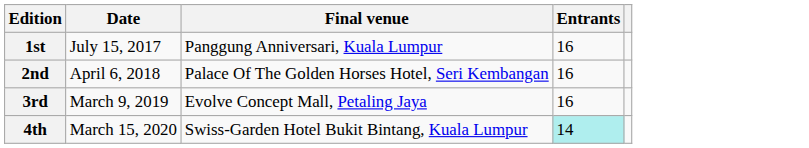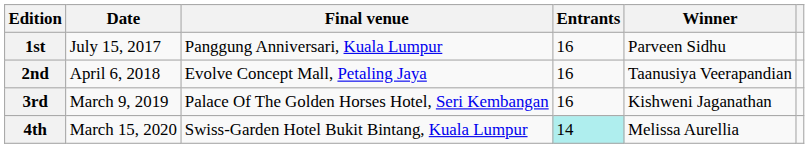+ column: (710, 18)
(367, 74) Palace Of The Golden Horses Hotel, Seri Kembangan -> (306, 74) Evolve Concept Mall, Petaling Jaya
(306, 102) Evolve Concept Mall, Petaling Jaya -> (367, 102) Palace Of The Golden Horses Hotel, Seri Kembangan
